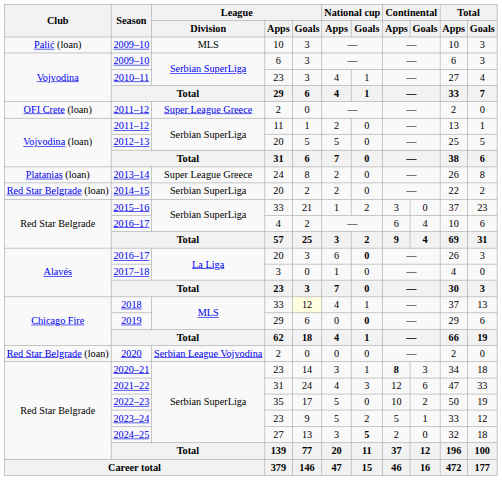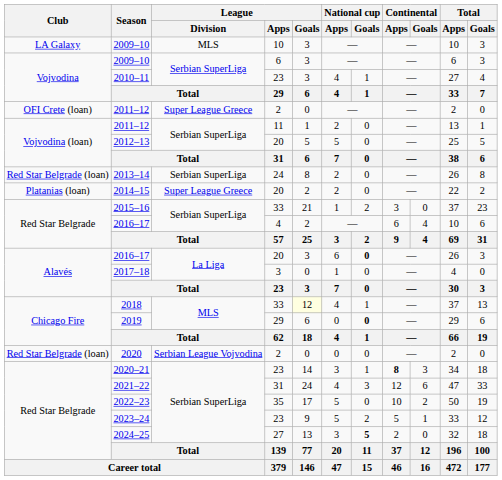(58, 45) Palić (loan) -> (58, 45) LA Galaxy
(58, 175) Platanias (loan) -> (58, 175) Red Star Belgrade (loan)
(208, 175) Super League Greece -> (208, 175) Serbian SuperLiga
(58, 191) Red Star Belgrade (loan) -> (58, 191) Platanias (loan)
(208, 191) Serbian SuperLiga -> (208, 191) Super League Greece
